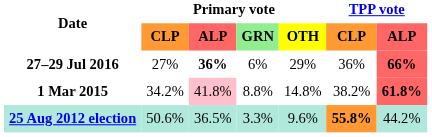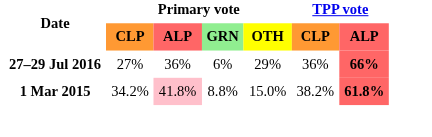(213, 64) bold -> (178, 64) normal
(303, 91) 14.8% -> (268, 91) 15.0%
- row: (73, 118)
